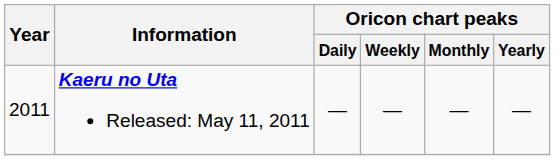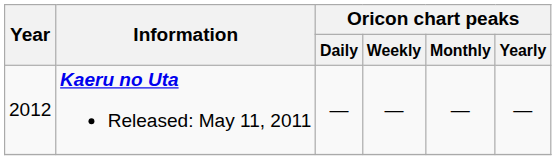(29, 109) 2011 -> (30, 109) 2012
